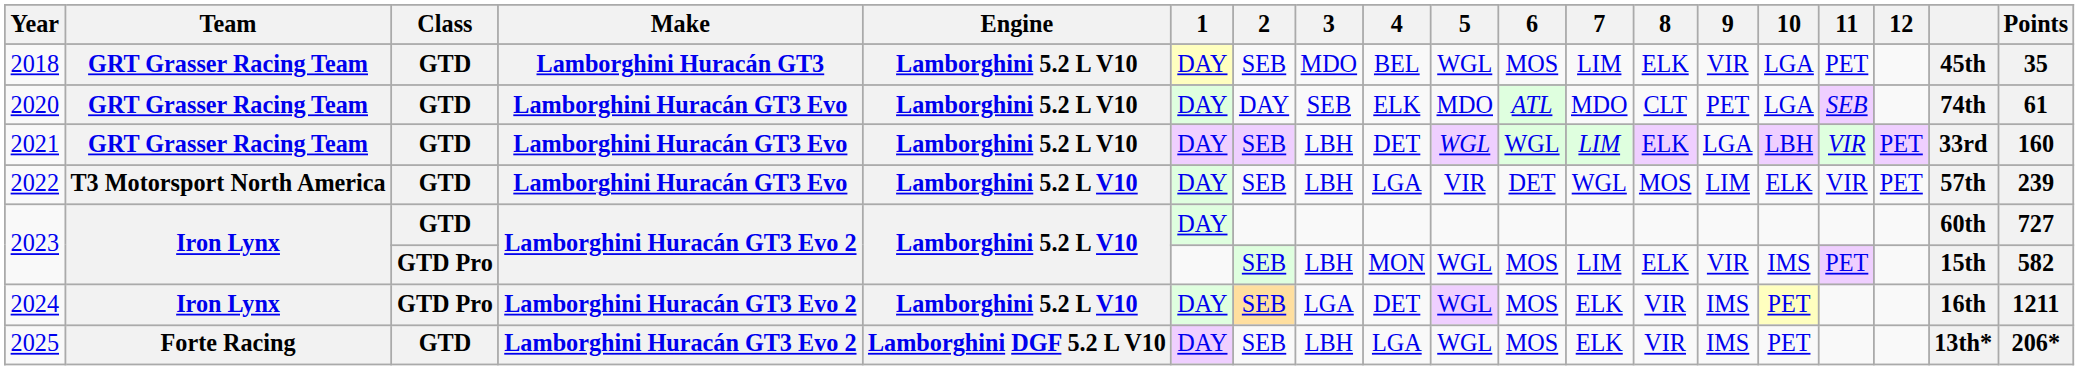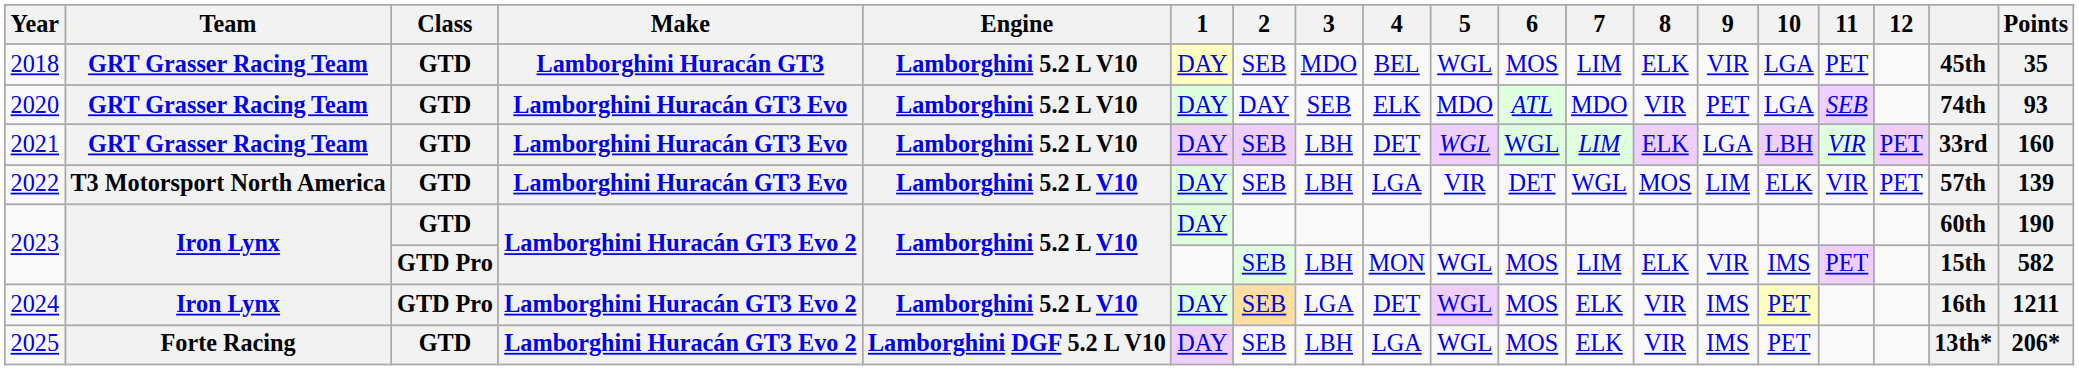(1665, 103) CLT -> (1665, 103) VIR
(2036, 103) 61 -> (2036, 103) 93
(2036, 183) 239 -> (2036, 183) 139
(2036, 223) 727 -> (2036, 223) 190
